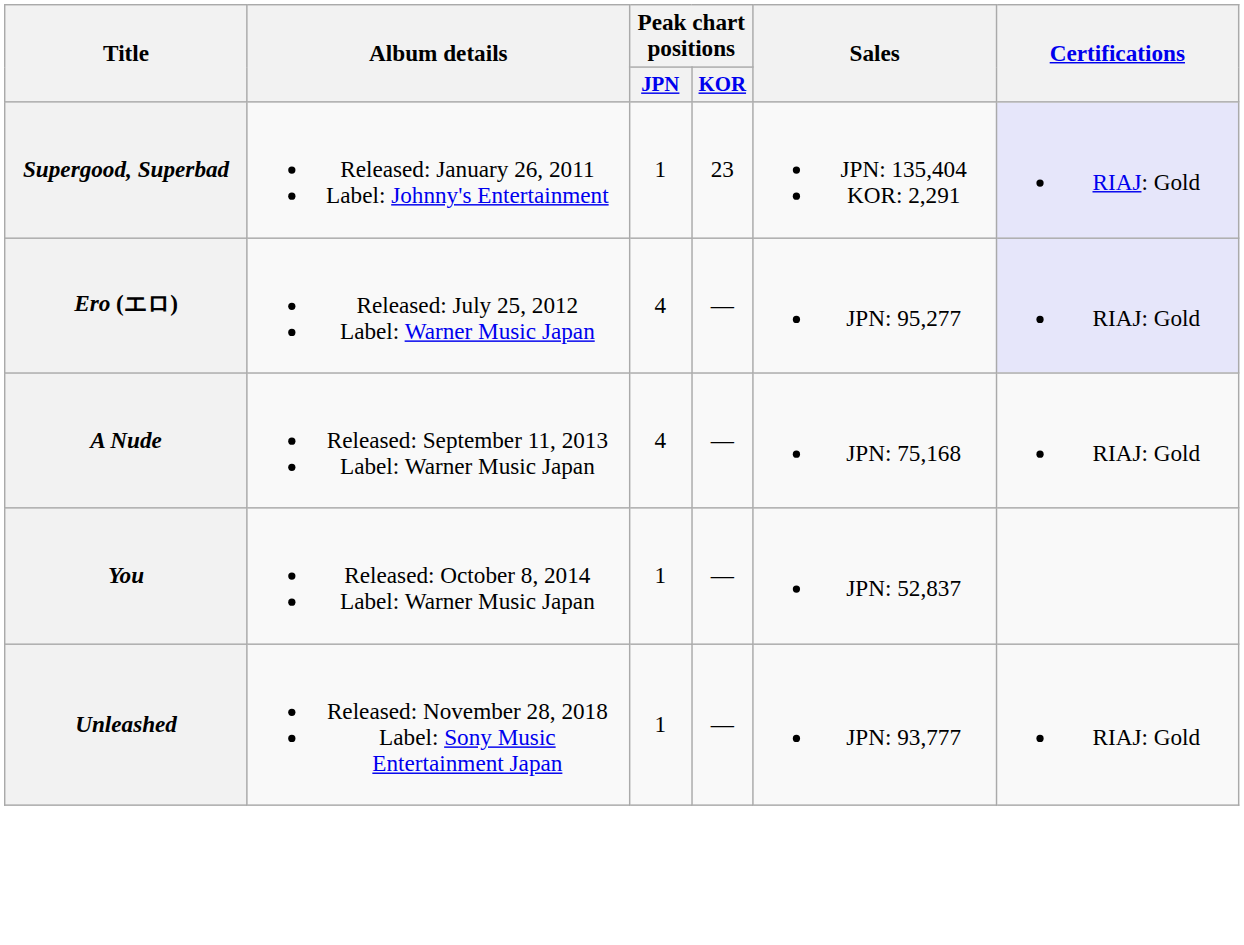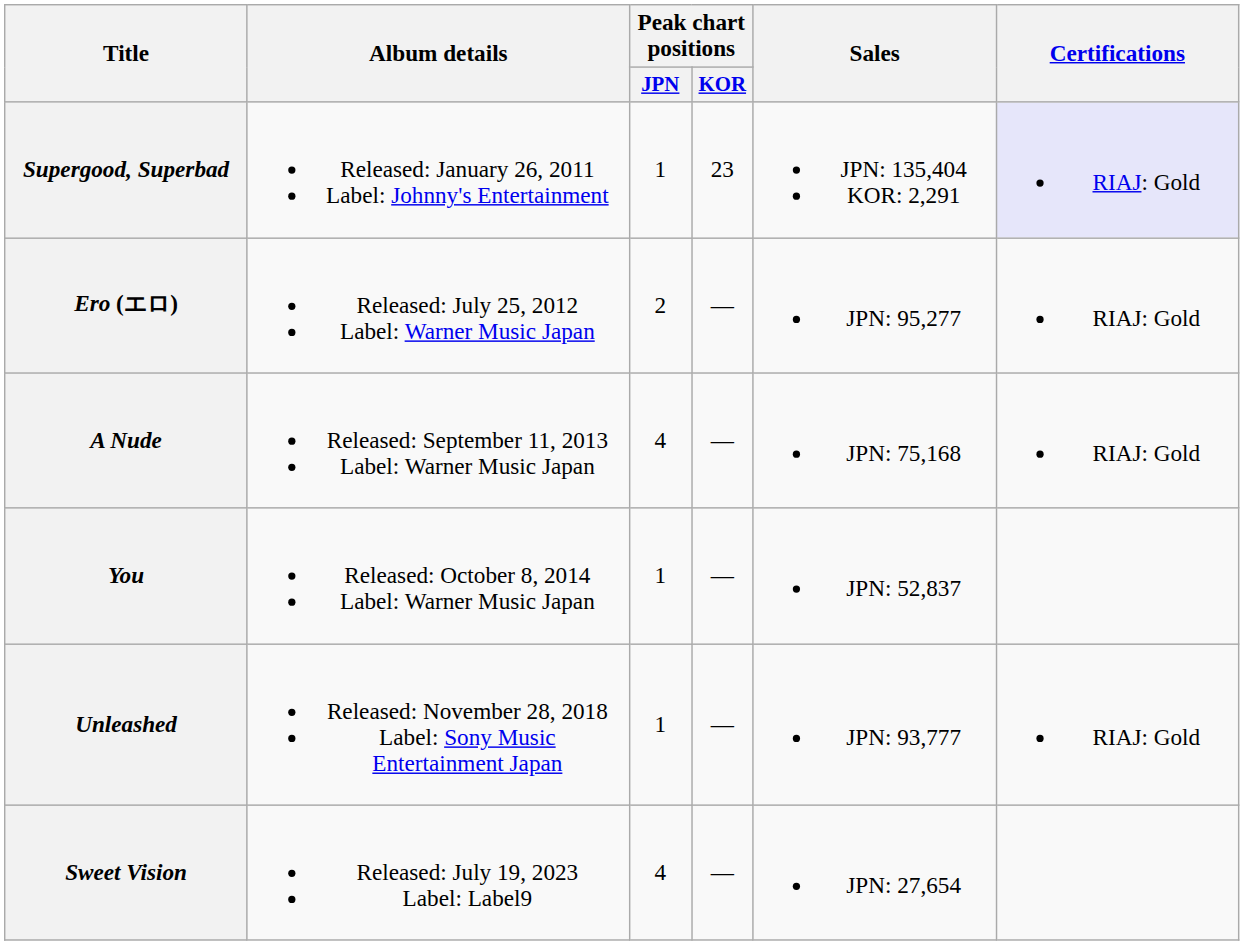(660, 304) 4 -> (660, 304) 2
(1117, 318) lavender background -> (1117, 318) no background
+ row: (126, 872)
